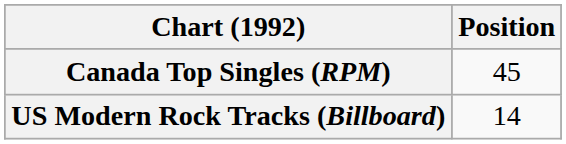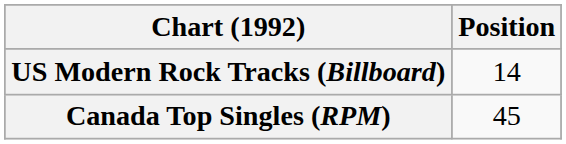rows swapped: (228, 71) <-> (228, 116)
